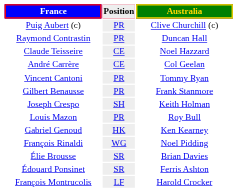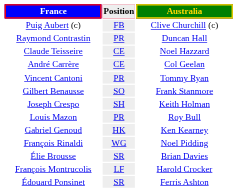(119, 25) PR -> (119, 25) FB
(119, 90) PR -> (119, 90) SO
rows swapped: (53, 169) <-> (53, 182)
